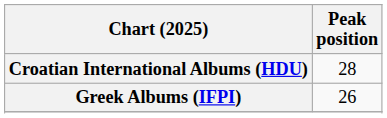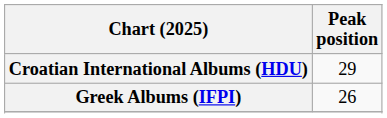(347, 68) 28 -> (347, 68) 29
